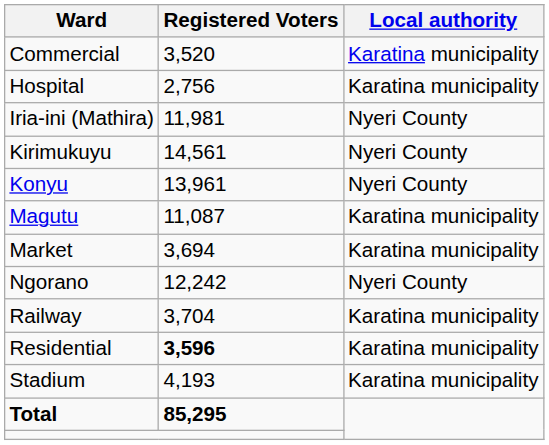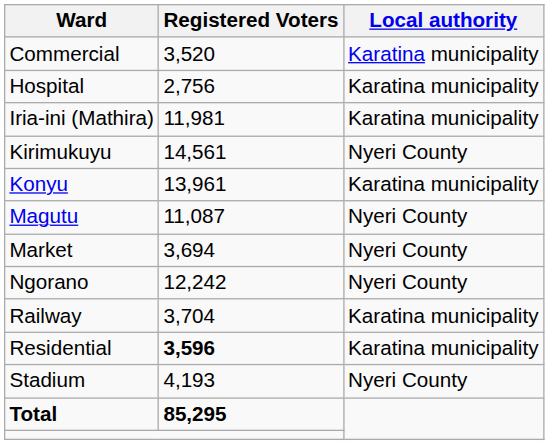(408, 119) Nyeri County -> (443, 119) Karatina municipality
(408, 184) Nyeri County -> (443, 184) Karatina municipality
(443, 217) Karatina municipality -> (408, 217) Nyeri County
(443, 250) Karatina municipality -> (408, 250) Nyeri County
(443, 380) Karatina municipality -> (408, 380) Nyeri County
